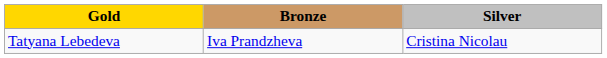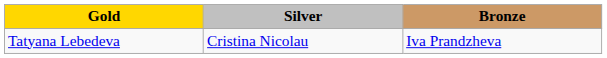columns swapped: (502, 16) <-> (303, 16)
